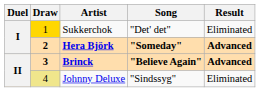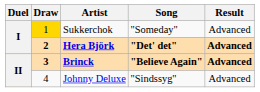(150, 29) "Det' det" -> (154, 29) "Someday"
(230, 29) Eliminated -> (230, 29) Advanced
(156, 45) "Someday" -> (154, 45) "Det' det"
(45, 78) khaki background -> (46, 78) no background
(230, 78) Eliminated -> (230, 78) Advanced
